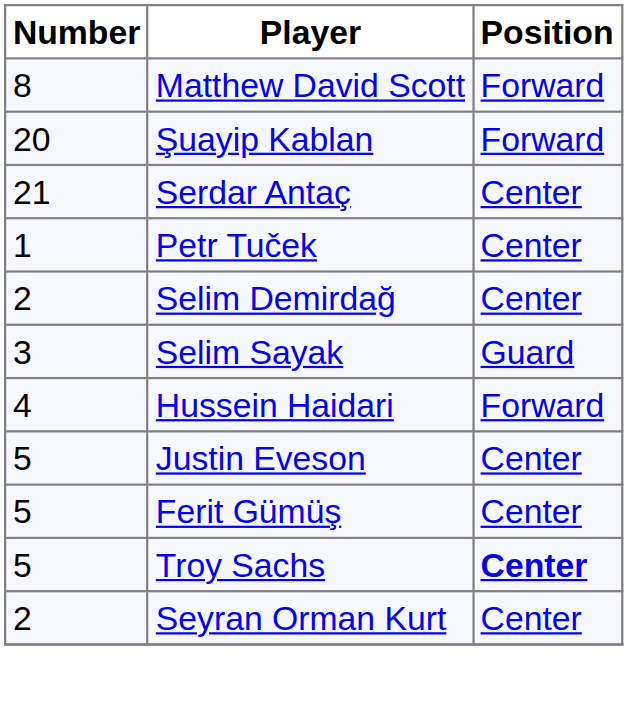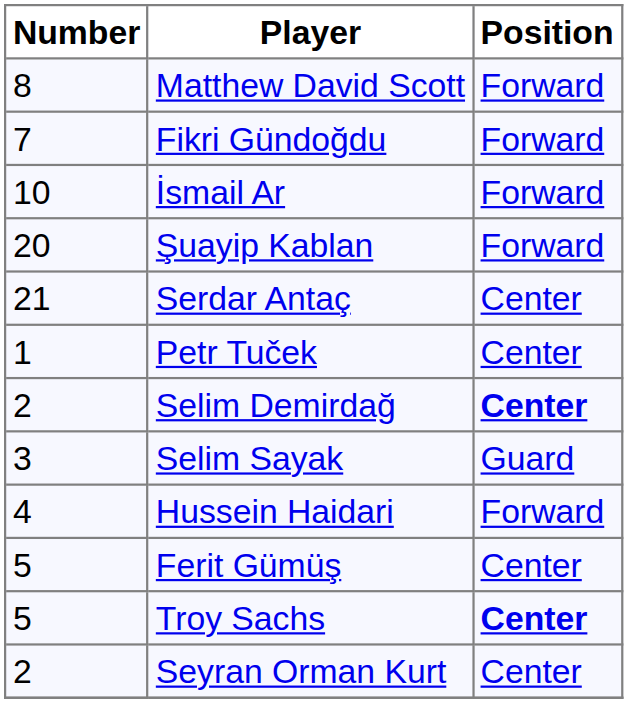+ row: (271, 138)
+ row: (220, 192)
(531, 298) normal -> (534, 405) bold
- row: (261, 458)
